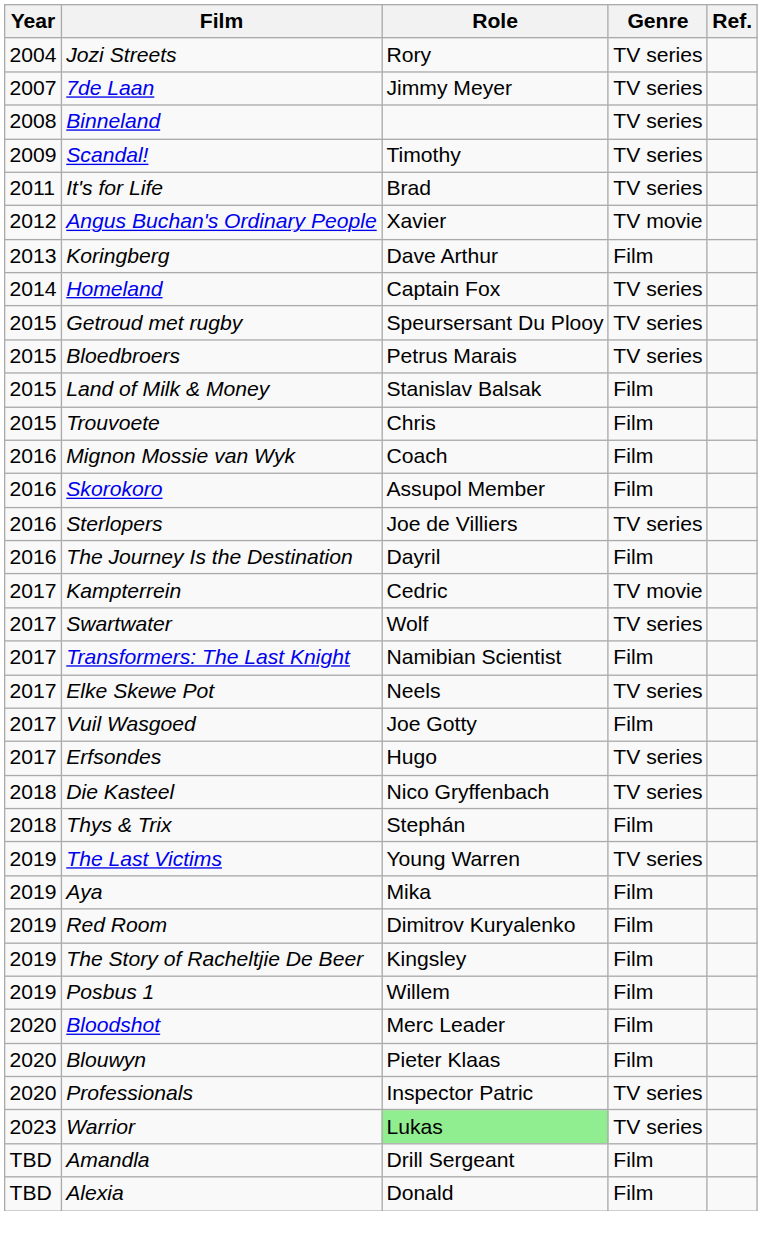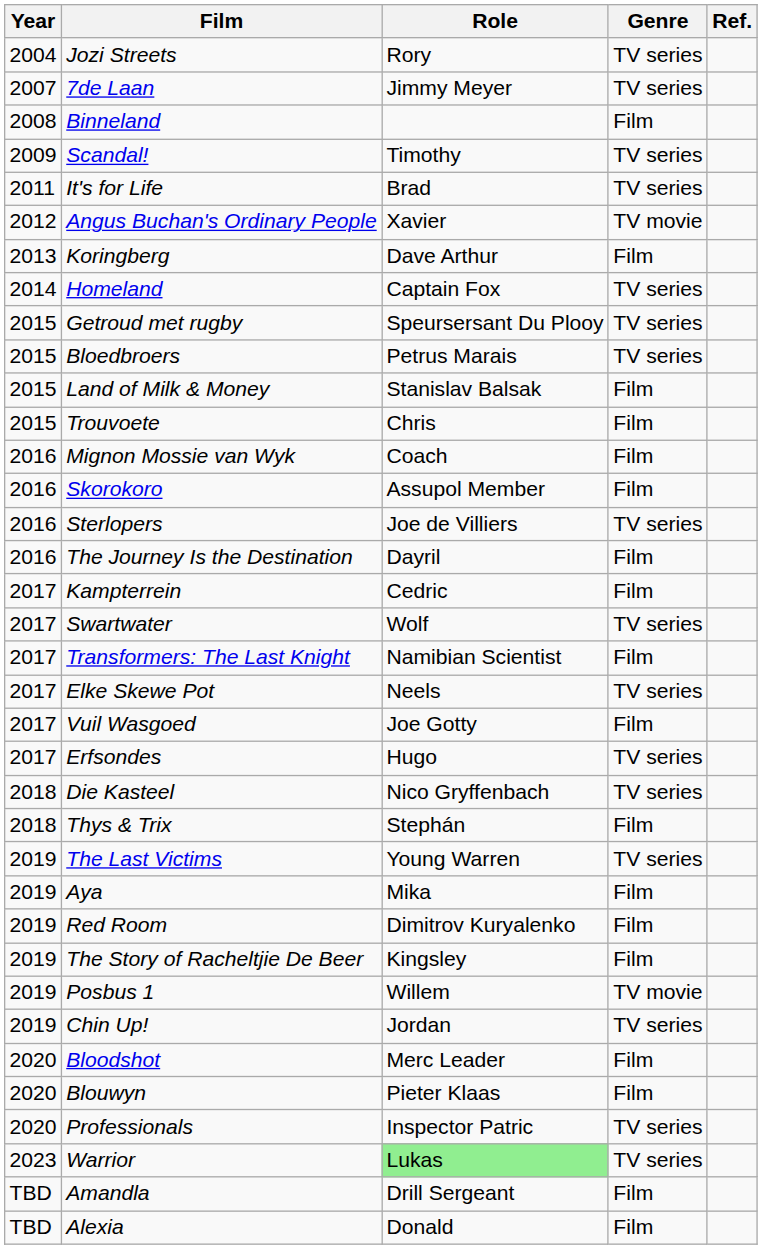(658, 121) TV series -> (633, 121) Film
(658, 590) TV movie -> (633, 590) Film
(633, 992) Film -> (658, 992) TV movie
+ row: (107, 1026)
